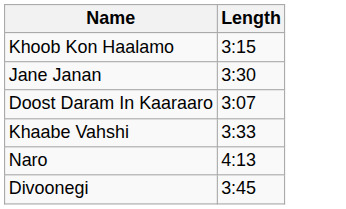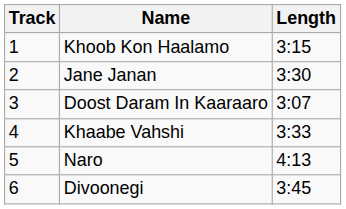+ column: (32, 18)
